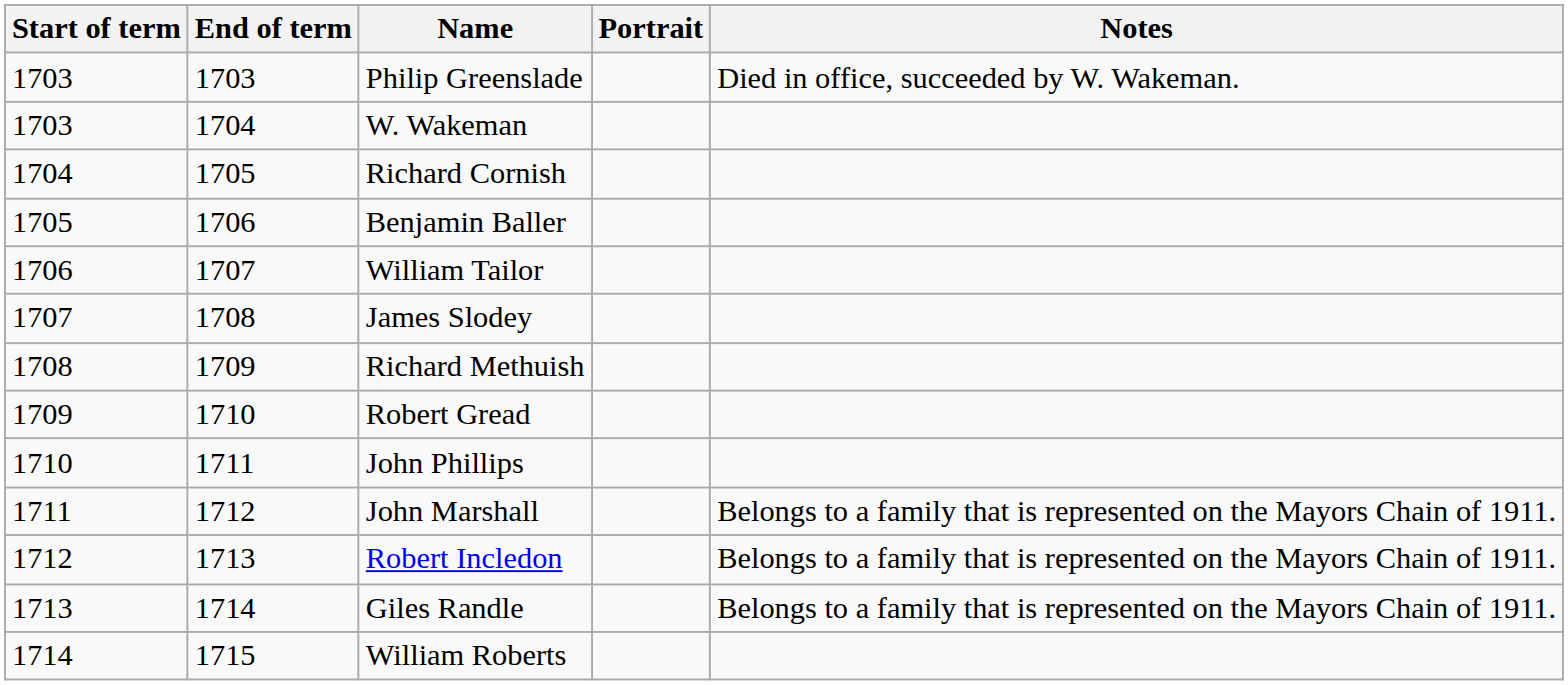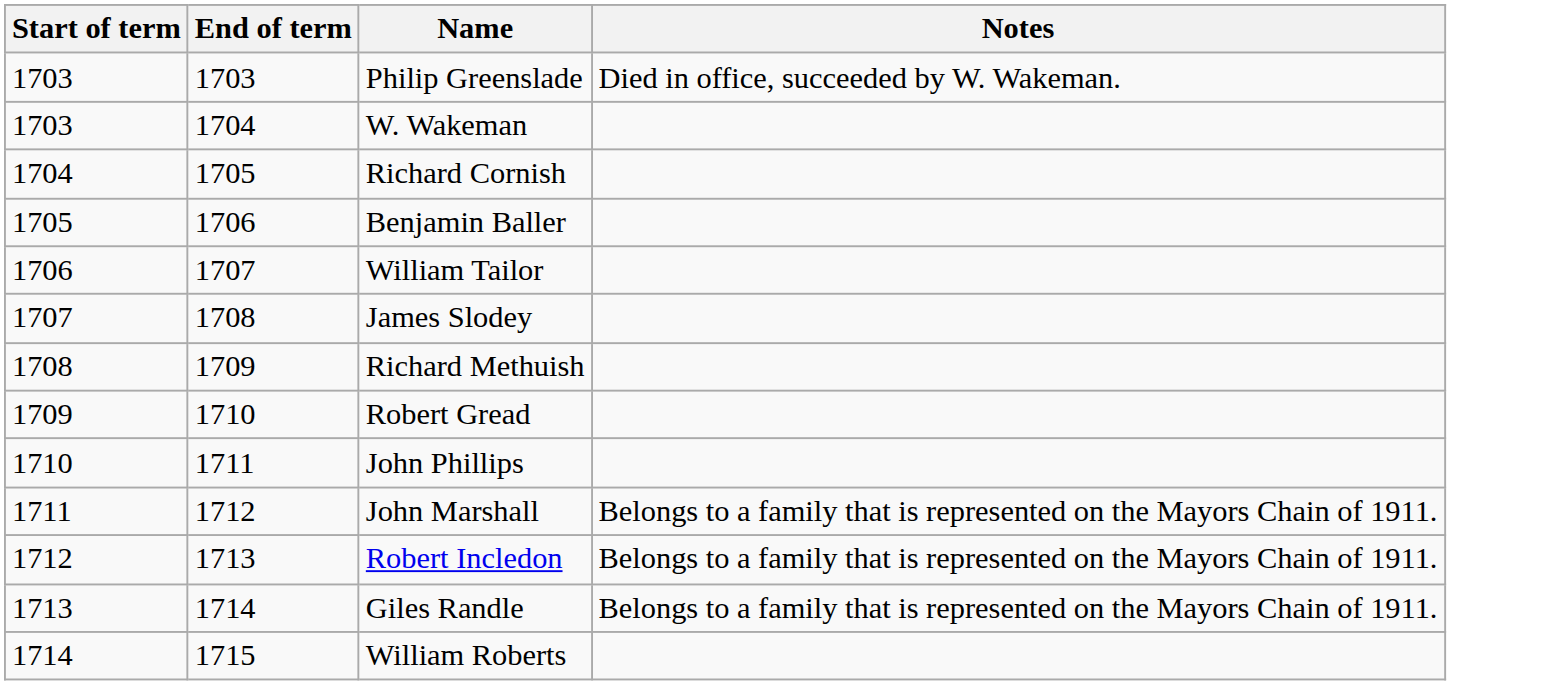- column: (651, 28)
